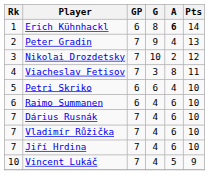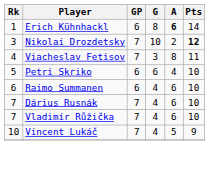- row: (58, 42)
(194, 57) normal -> (194, 42) bold
- row: (56, 147)
